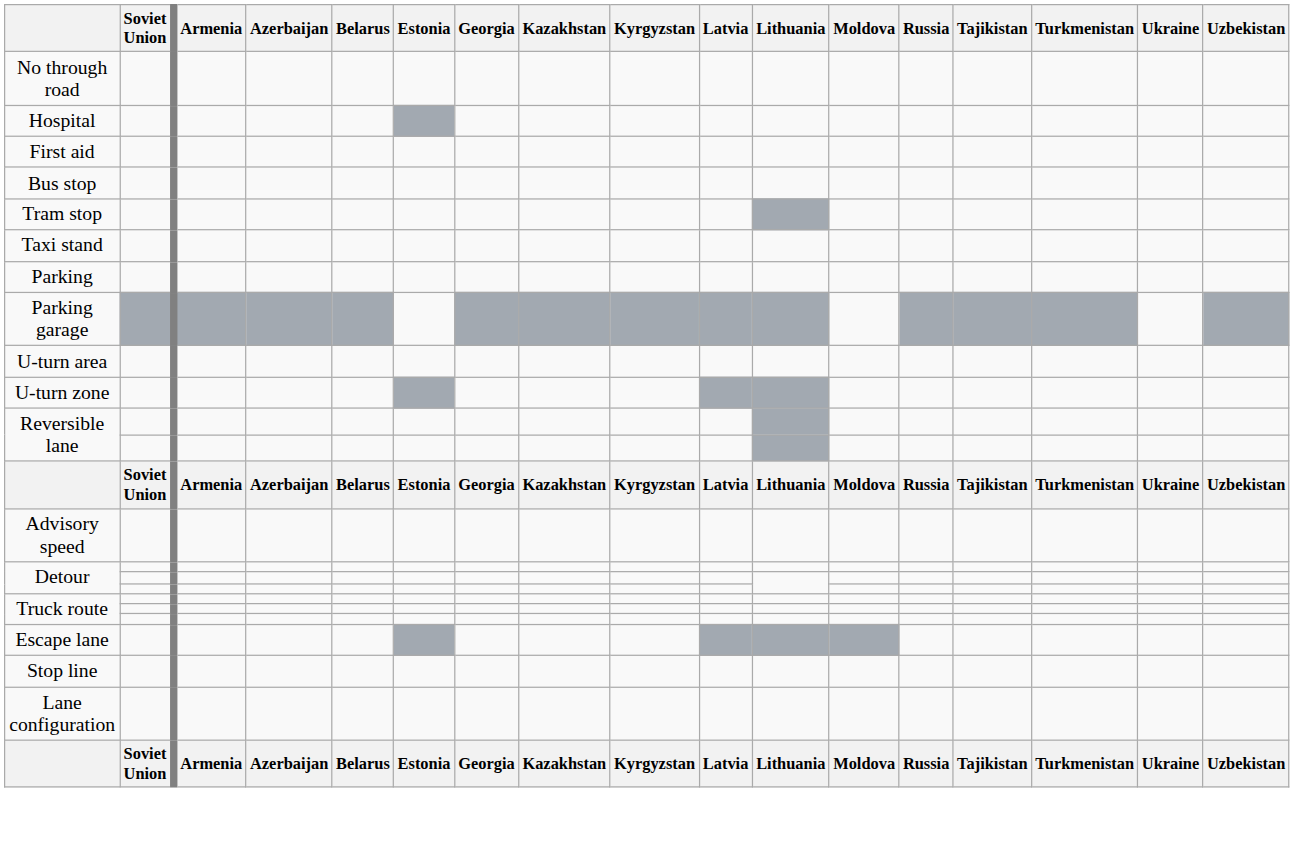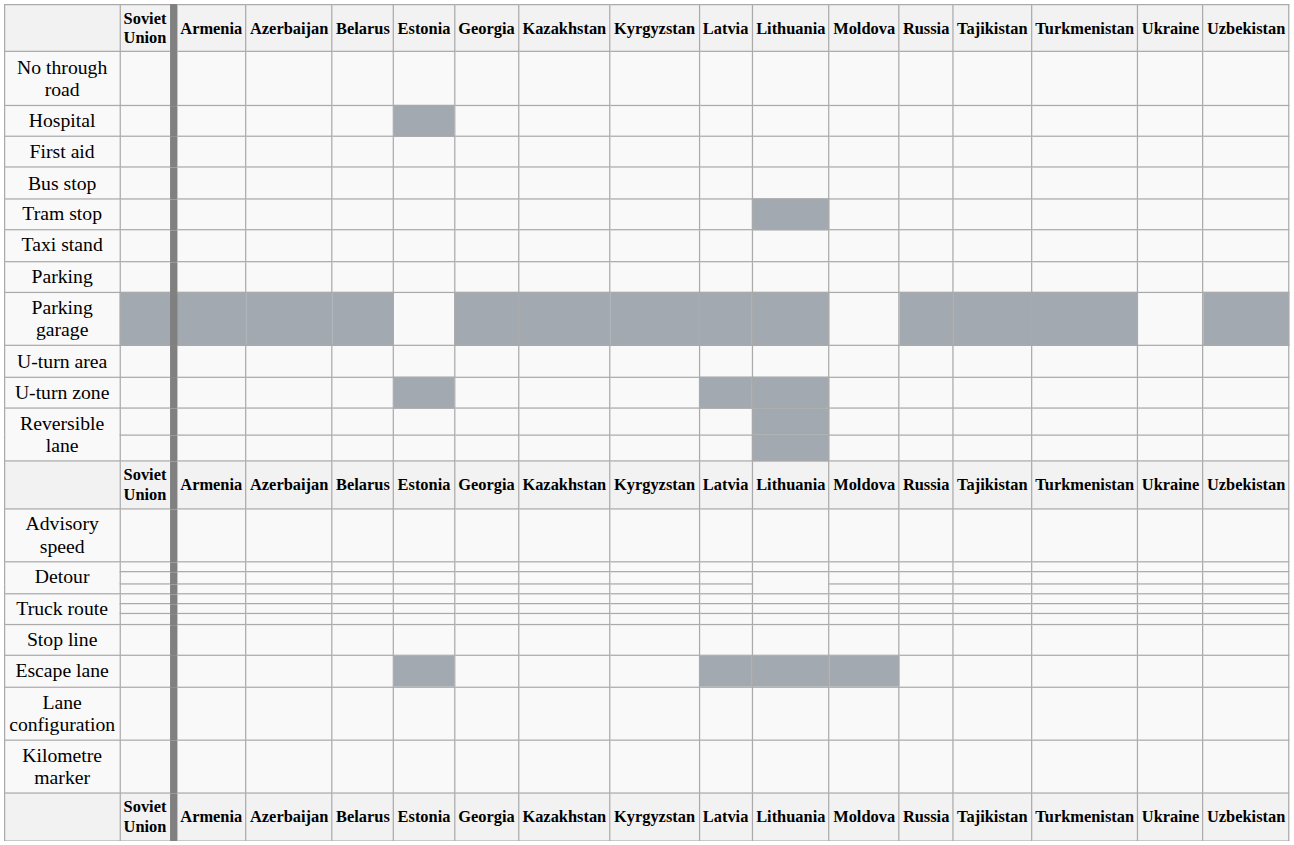rows swapped: (62, 671) <-> (62, 639)
+ row: (62, 766)
